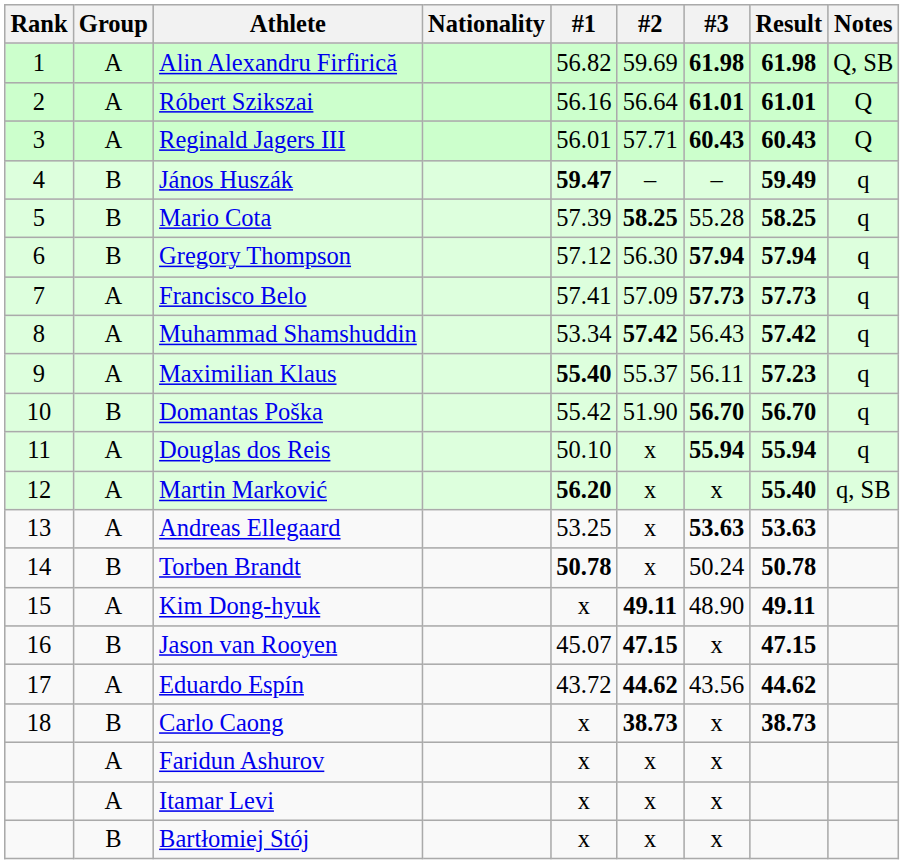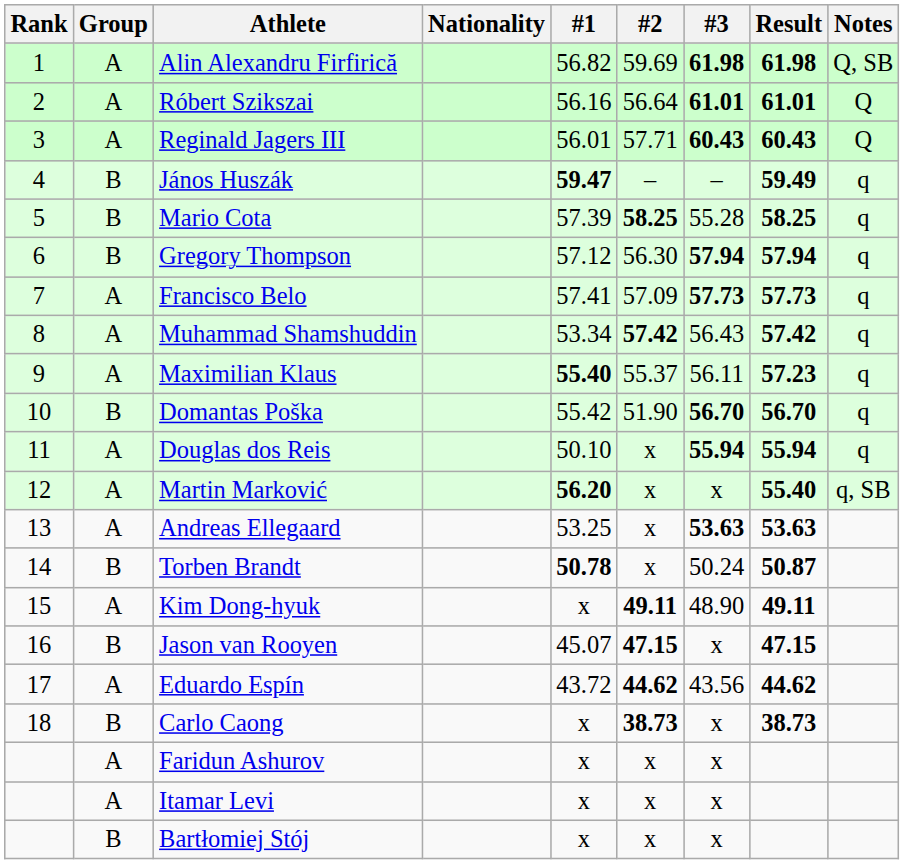(789, 567) 50.78 -> (789, 567) 50.87
